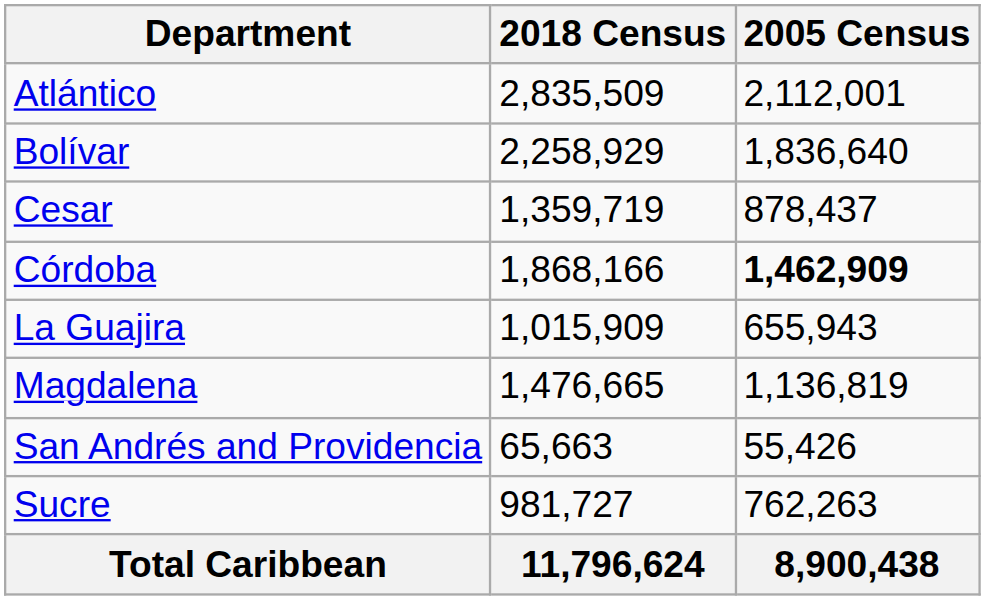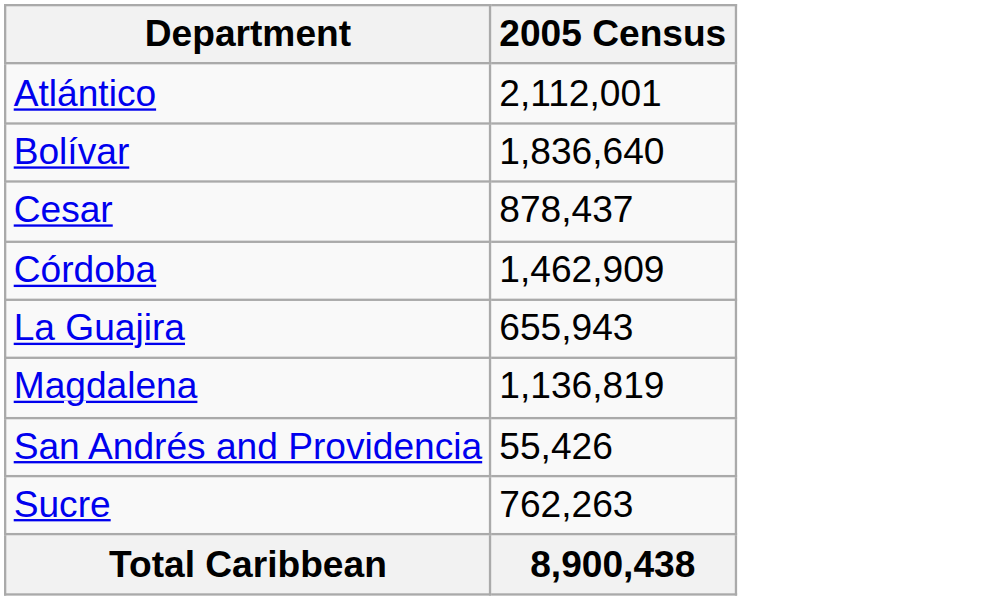- column: (613, 33)
(826, 269) bold -> (582, 269) normal
